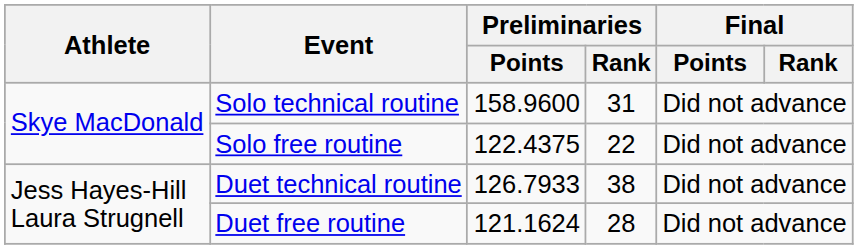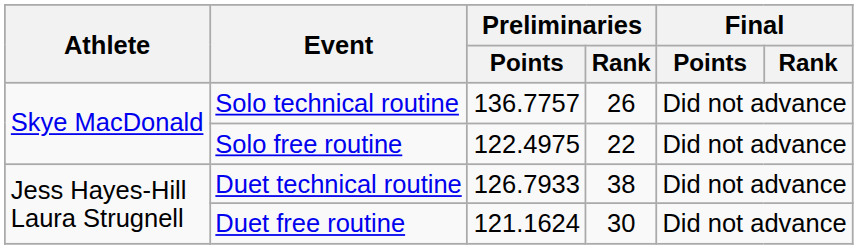(527, 104) 158.9600 -> (527, 104) 136.7757
(621, 104) 31 -> (621, 104) 26
(527, 144) 122.4375 -> (527, 144) 122.4975
(621, 224) 28 -> (621, 224) 30
